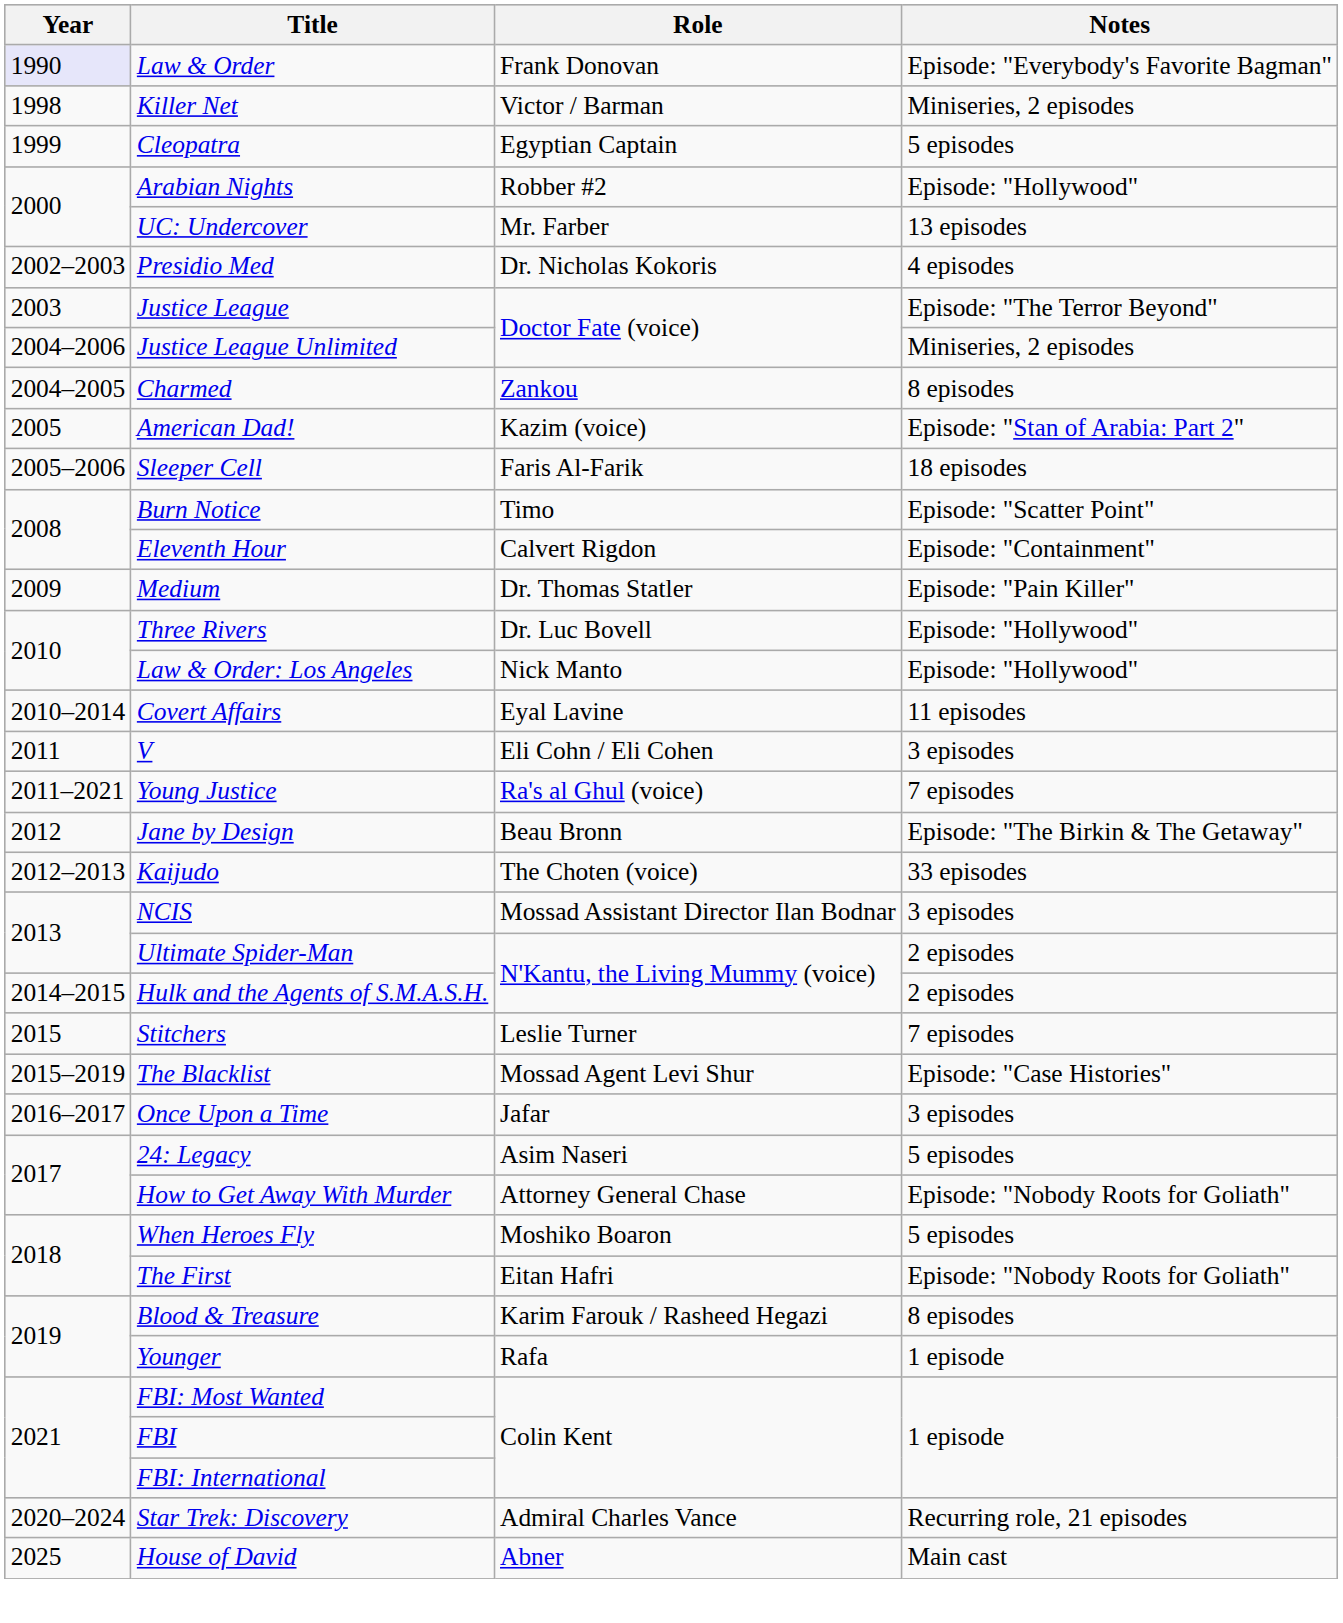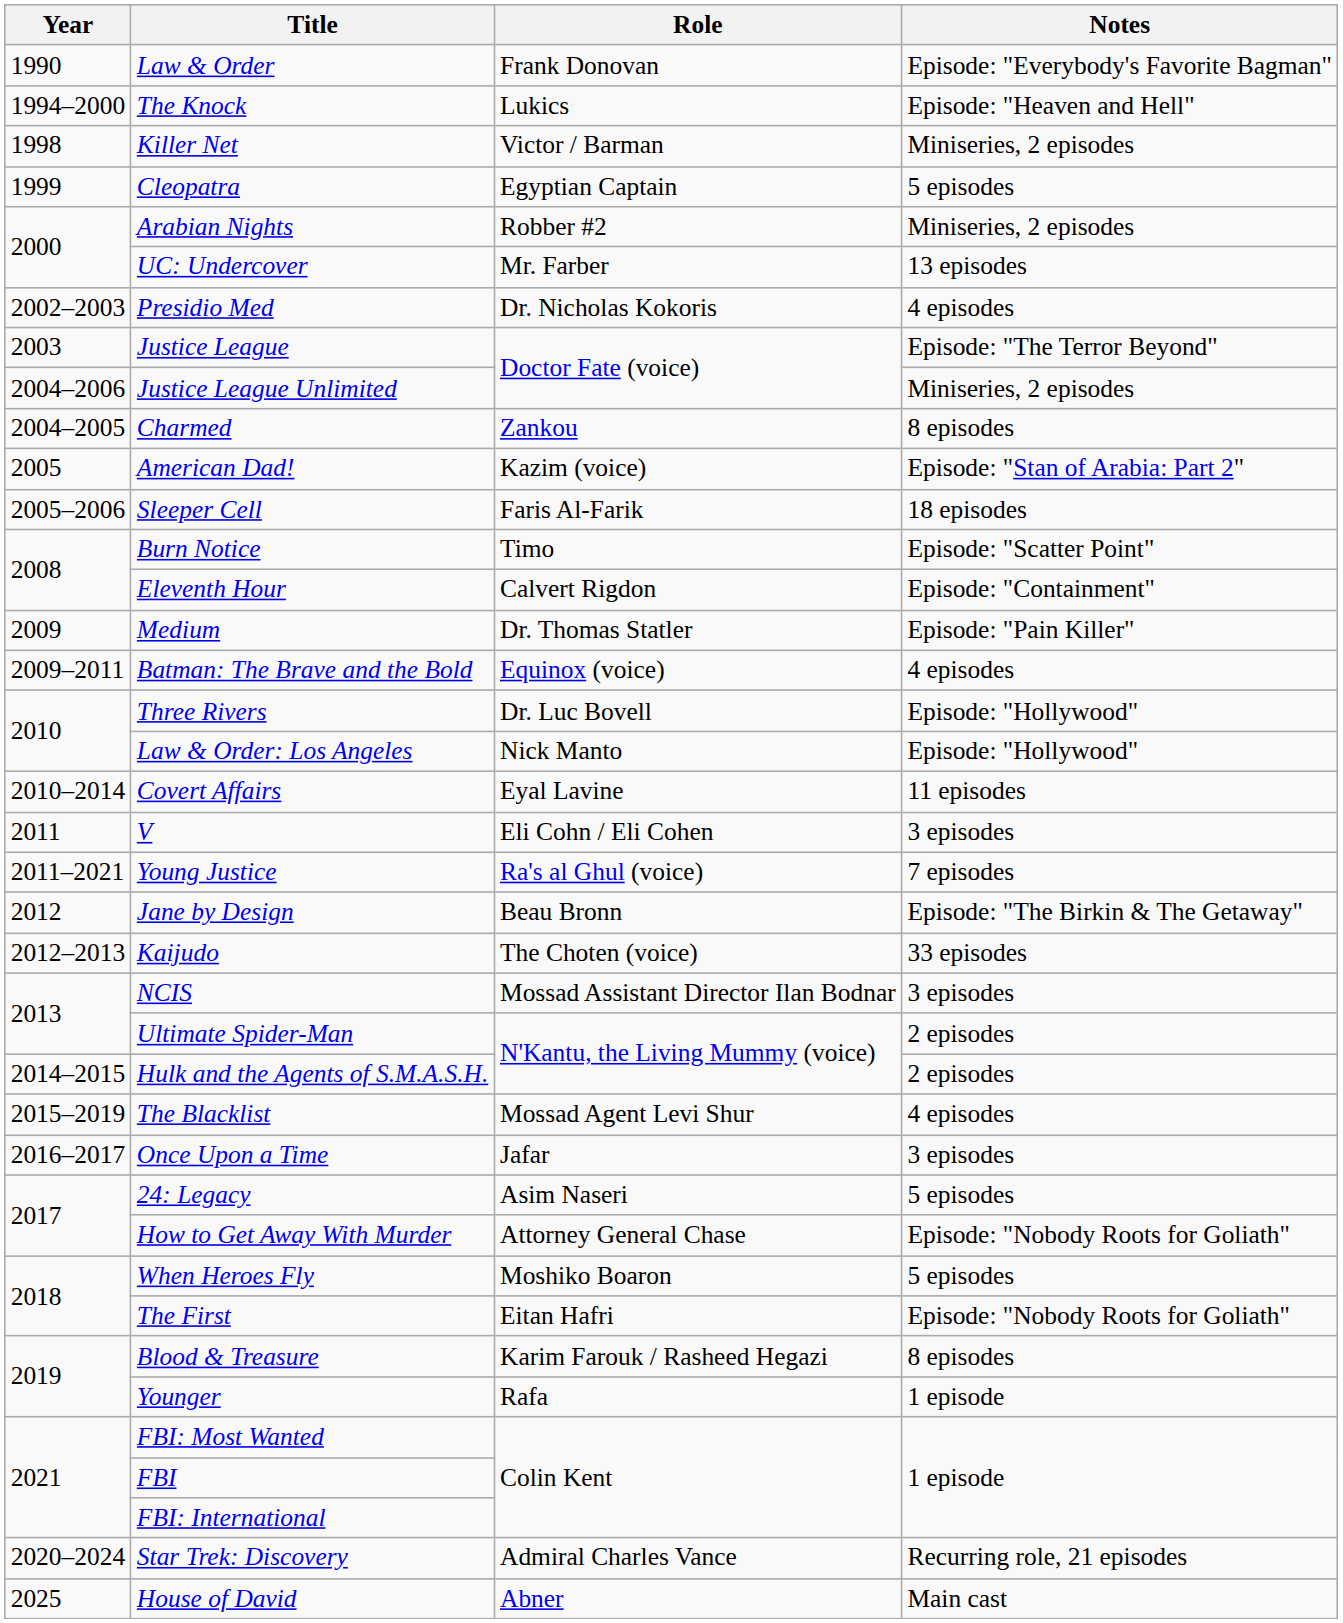(36, 65) lavender background -> (36, 65) no background
+ row: (192, 105)
(1023, 186) Episode: "Hollywood" -> (1021, 226) Miniseries, 2 episodes
+ row: (305, 670)
- row: (181, 1033)
(1039, 1073) Episode: "Case Histories" -> (961, 1114) 4 episodes
